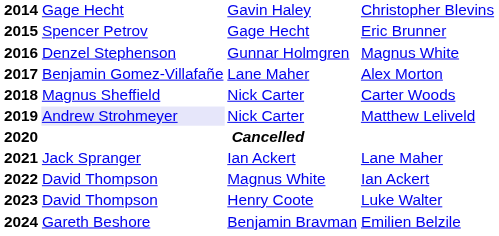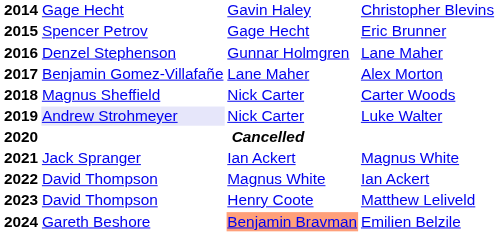(410, 52) Magnus White -> (402, 52) Lane Maher
(418, 116) Matthew Leliveld -> (402, 116) Luke Walter
(402, 158) Lane Maher -> (410, 158) Magnus White
(402, 200) Luke Walter -> (418, 200) Matthew Leliveld
(292, 221) no background -> (292, 221) lightsalmon background
